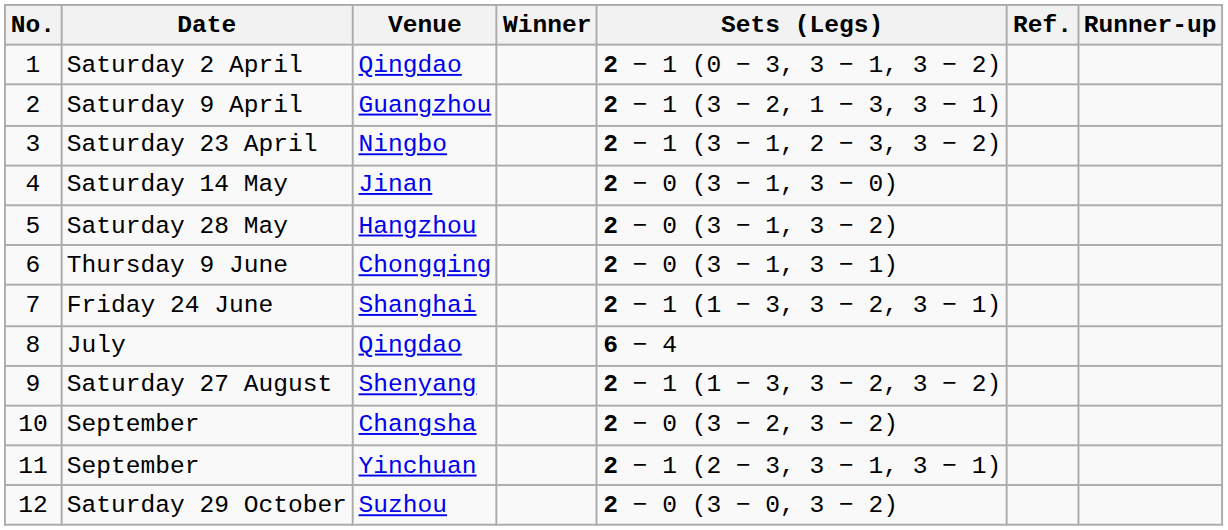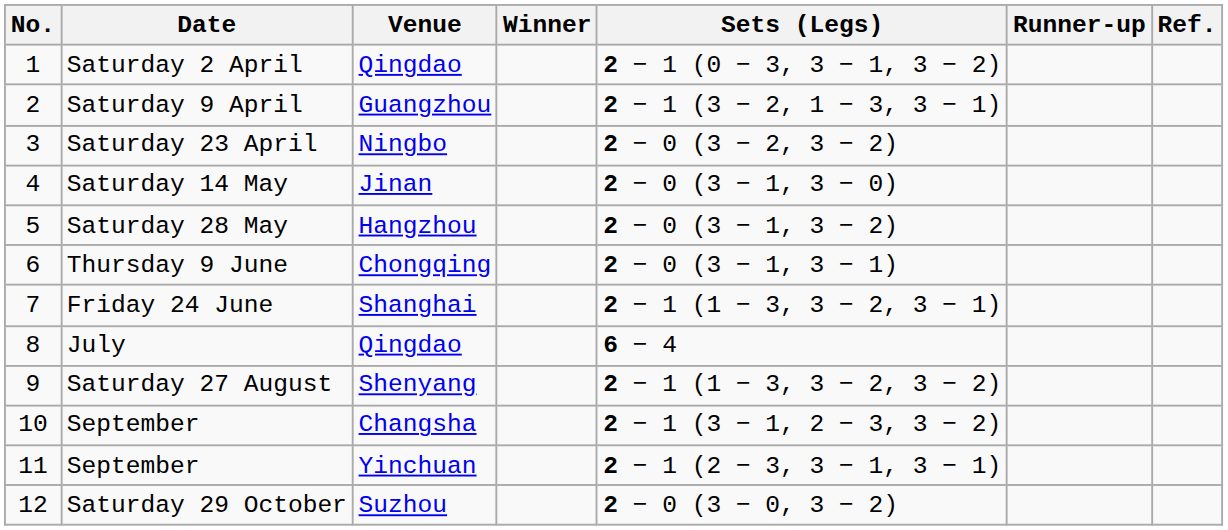columns swapped: (1150, 25) <-> (1042, 25)
(802, 145) 2 − 1 (3 − 1, 2 − 3, 3 − 2) -> (751, 145) 2 − 0 (3 − 2, 3 − 2)
(751, 425) 2 − 0 (3 − 2, 3 − 2) -> (802, 425) 2 − 1 (3 − 1, 2 − 3, 3 − 2)
